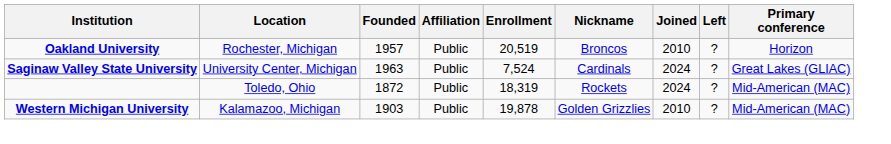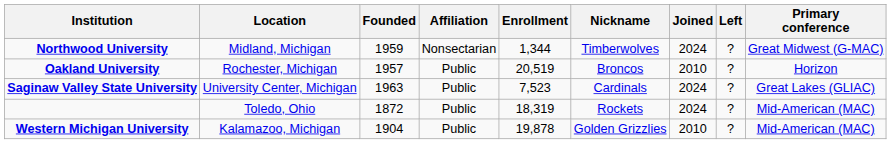+ row: (102, 48)
(519, 68) 7,524 -> (535, 88) 7,523
(389, 108) 1903 -> (389, 128) 1904
